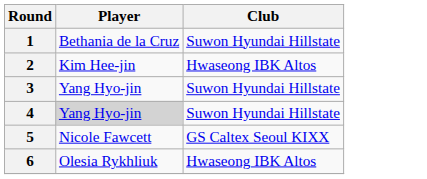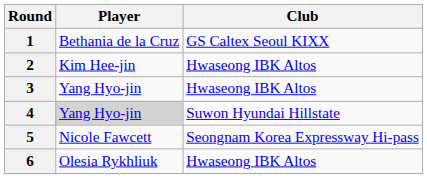(263, 40) Suwon Hyundai Hillstate -> (258, 40) GS Caltex Seoul KIXX
(263, 88) Suwon Hyundai Hillstate -> (251, 88) Hwaseong IBK Altos
(258, 137) GS Caltex Seoul KIXX -> (303, 137) Seongnam Korea Expressway Hi-pass
